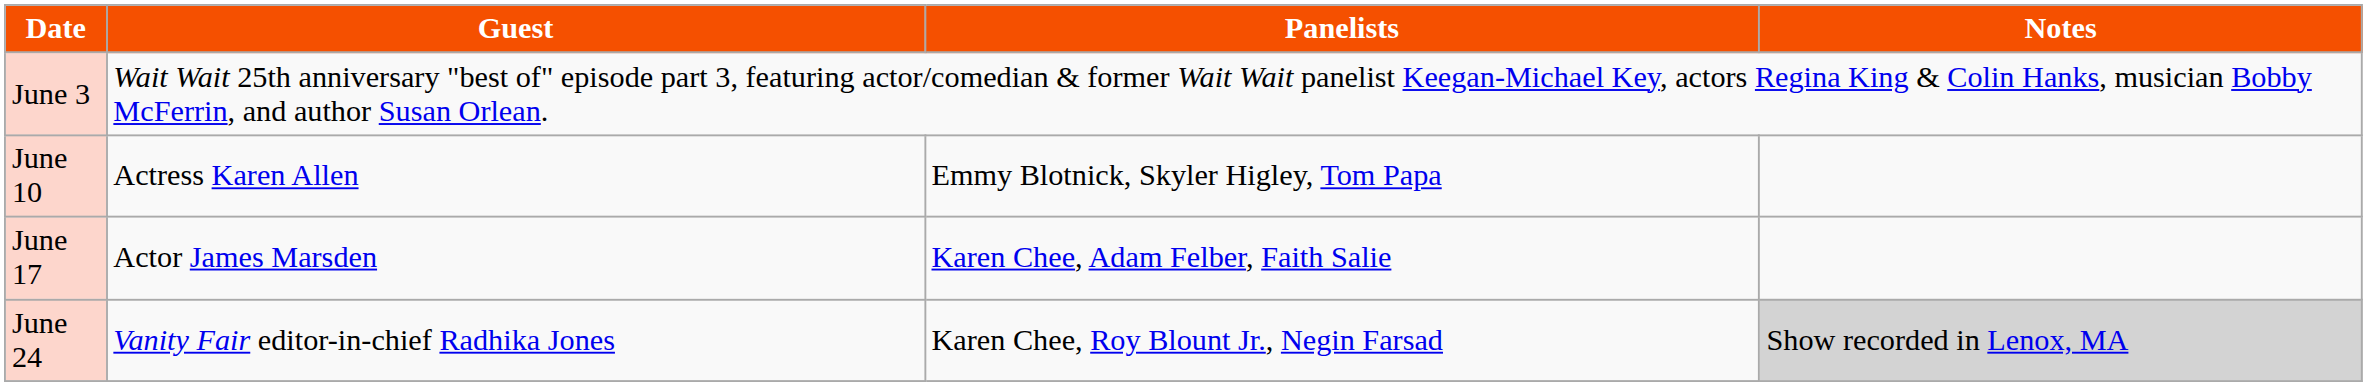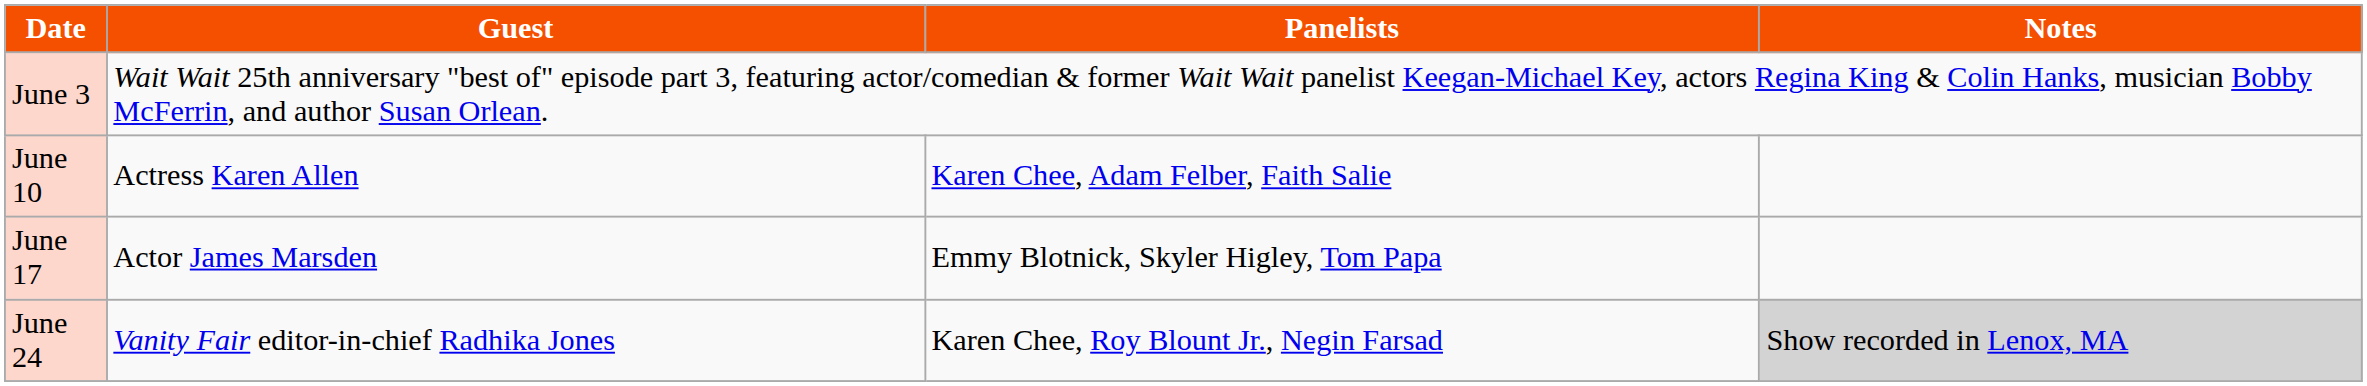(1187, 175) Emmy Blotnick, Skyler Higley, Tom Papa -> (1161, 175) Karen Chee, Adam Felber, Faith Salie
(1161, 257) Karen Chee, Adam Felber, Faith Salie -> (1187, 257) Emmy Blotnick, Skyler Higley, Tom Papa
